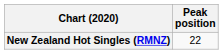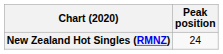(195, 40) 22 -> (195, 40) 24
